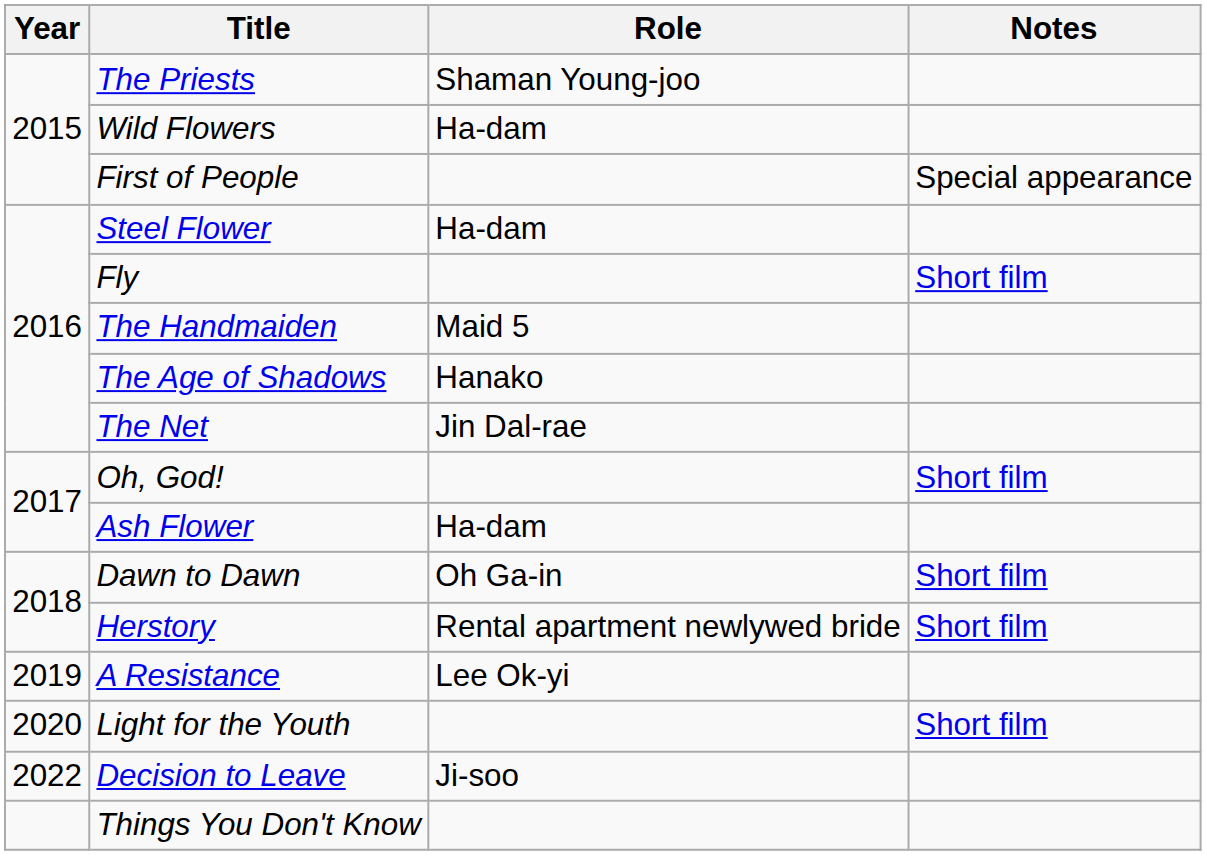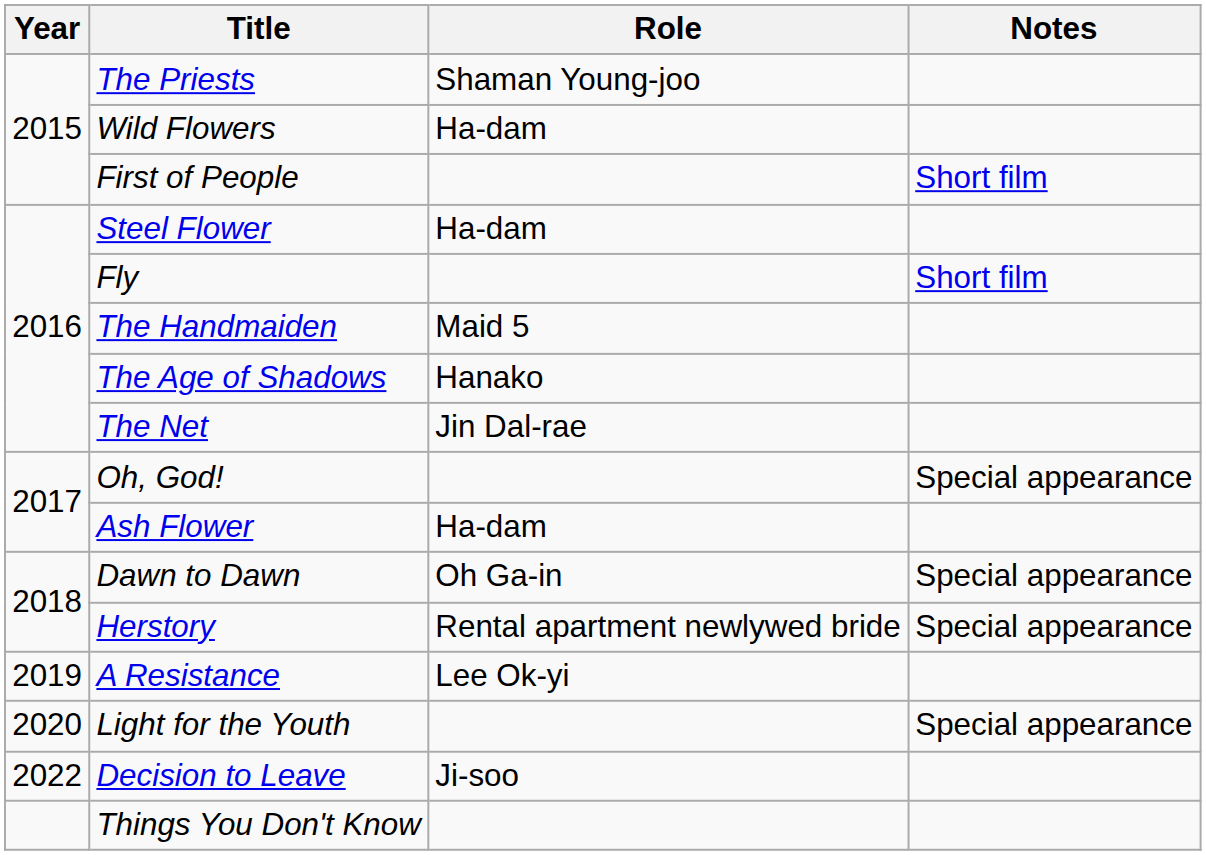(1054, 178) Special appearance -> (981, 178) Short film
(981, 476) Short film -> (1054, 476) Special appearance
(981, 576) Short film -> (1054, 576) Special appearance
(981, 626) Short film -> (1054, 626) Special appearance
(981, 725) Short film -> (1054, 725) Special appearance
